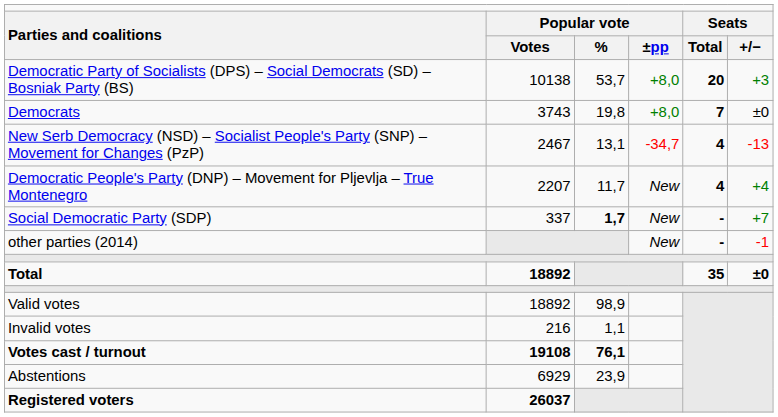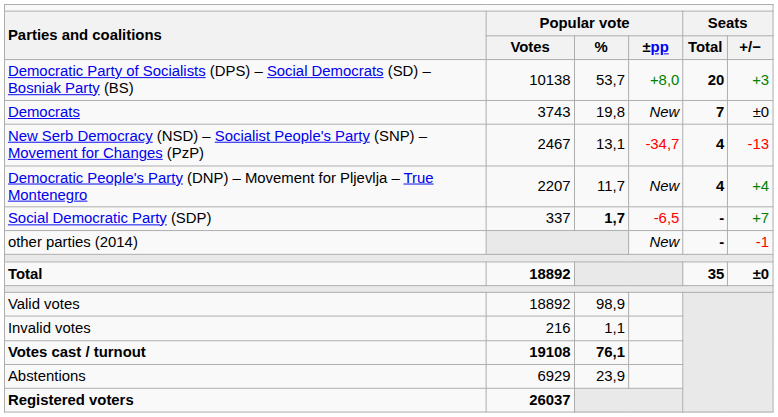(665, 112) +8,0 -> (664, 112) New
(664, 218) New -> (666, 218) -6,5
